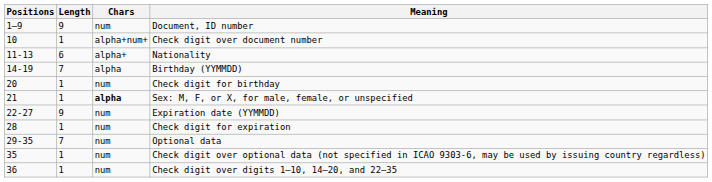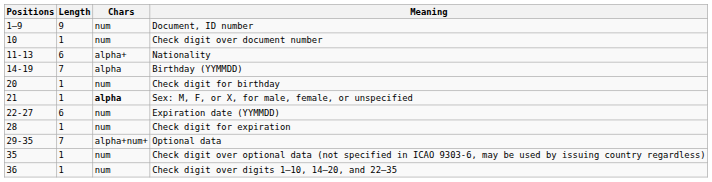(121, 40) alpha+num+ -> (103, 40) num
(61, 112) 9 -> (61, 112) 6
(103, 141) num -> (121, 141) alpha+num+
